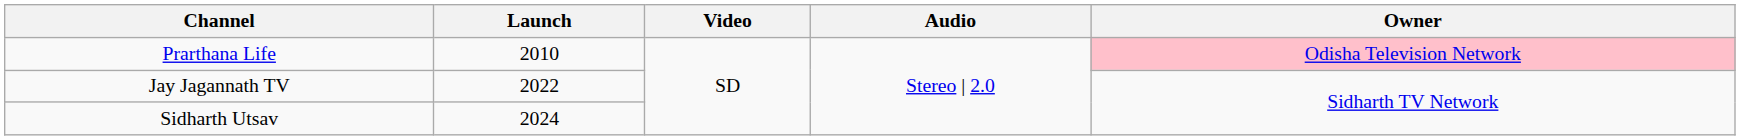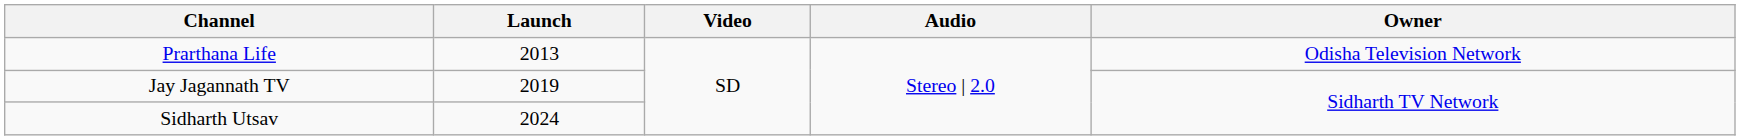(539, 53) 2010 -> (539, 53) 2013
(1413, 53) pink background -> (1413, 53) no background
(539, 86) 2022 -> (539, 86) 2019
